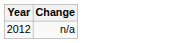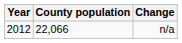+ column: (83, 13)
